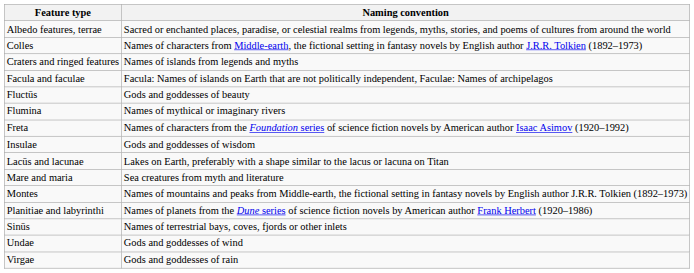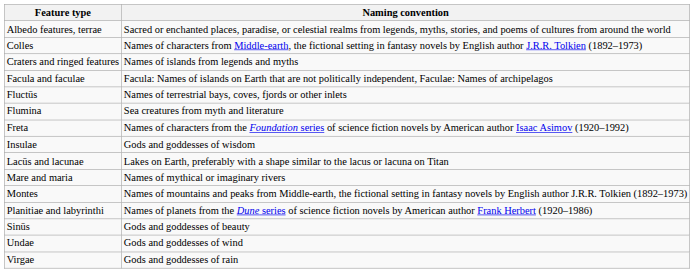(187, 95) Gods and goddesses of beauty -> (235, 95) Names of terrestrial bays, coves, fjords or other inlets
(205, 111) Names of mythical or imaginary rivers -> (204, 111) Sea creatures from myth and literature
(204, 177) Sea creatures from myth and literature -> (205, 177) Names of mythical or imaginary rivers
(235, 227) Names of terrestrial bays, coves, fjords or other inlets -> (187, 227) Gods and goddesses of beauty
